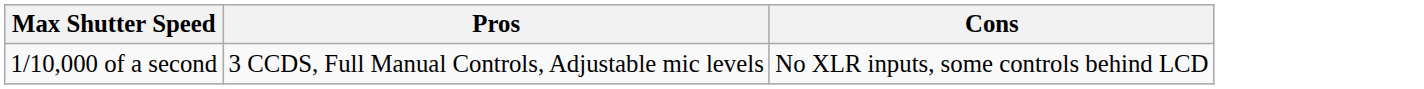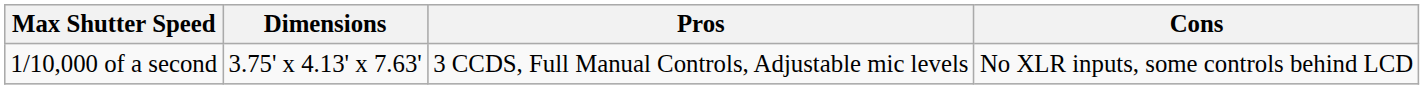+ column: (325, 24)
